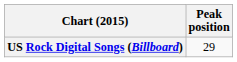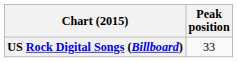(209, 47) 29 -> (209, 47) 33
